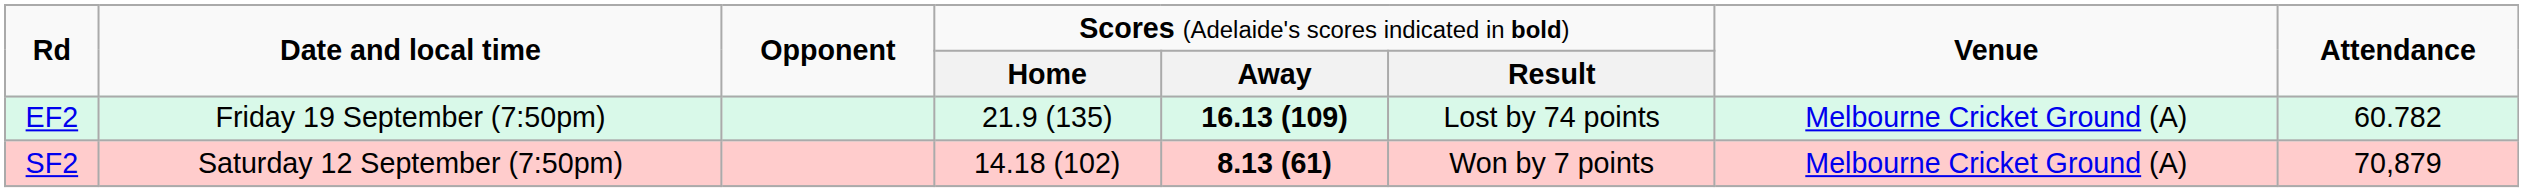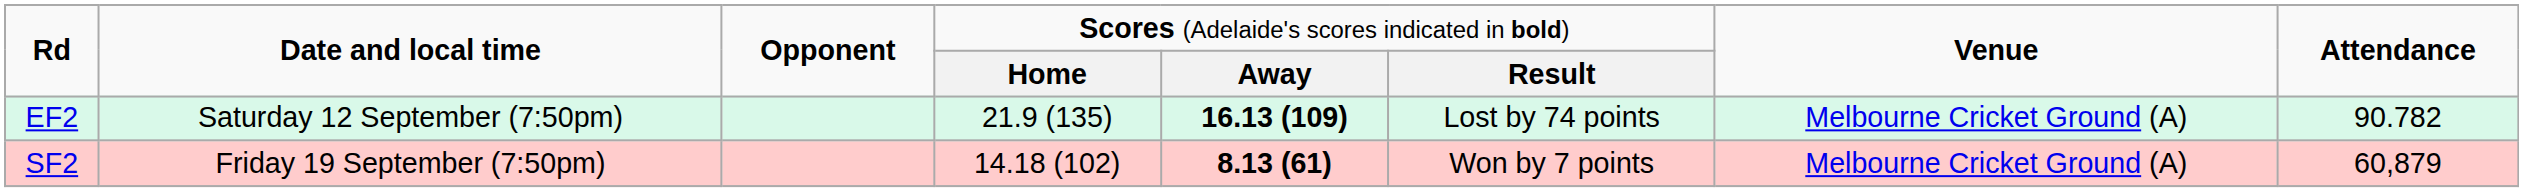(410, 119) Friday 19 September (7:50pm) -> (410, 119) Saturday 12 September (7:50pm)
(2398, 119) 60.782 -> (2398, 119) 90.782
(410, 164) Saturday 12 September (7:50pm) -> (410, 164) Friday 19 September (7:50pm)
(2398, 164) 70,879 -> (2398, 164) 60,879
